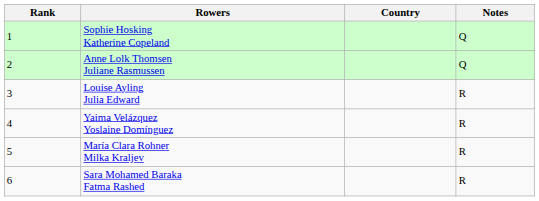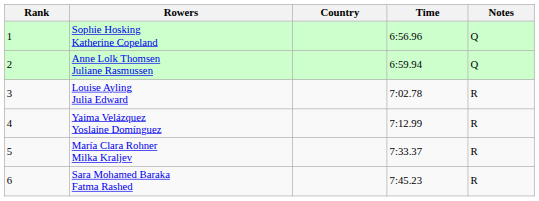+ column: (428, 13)
